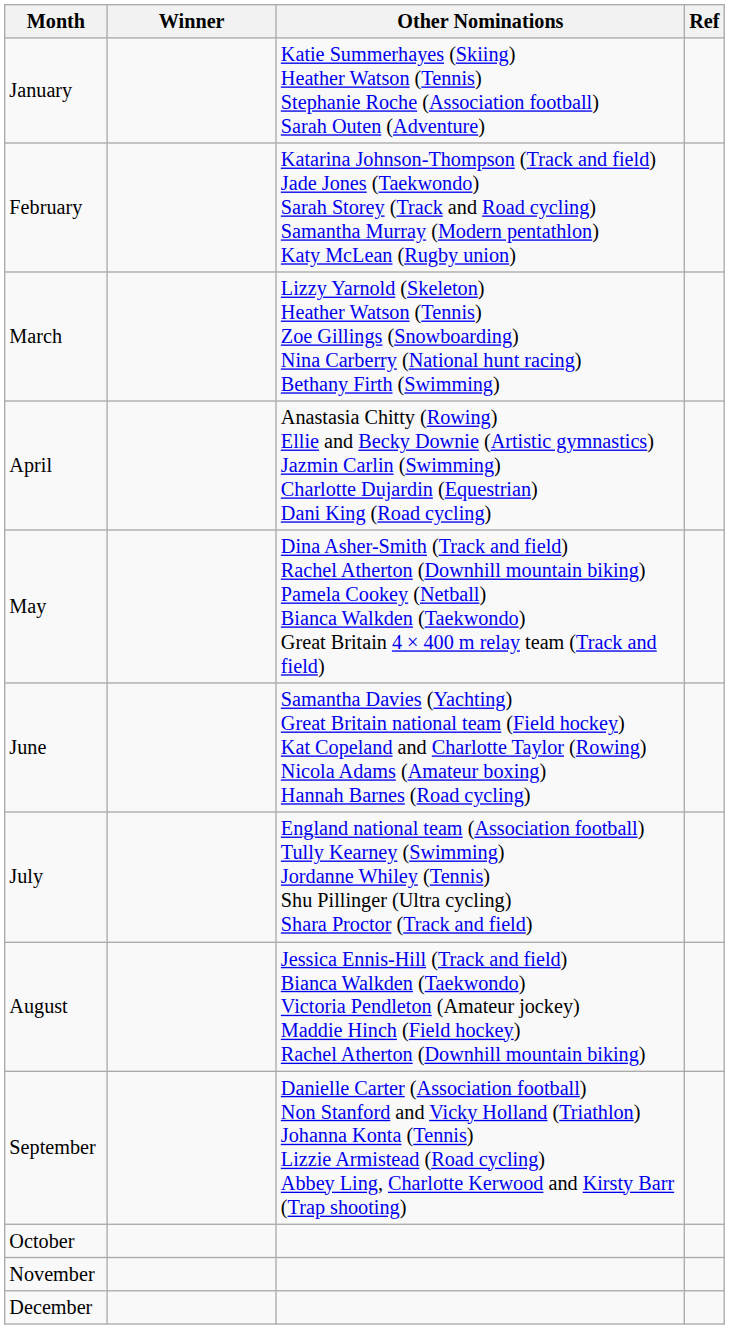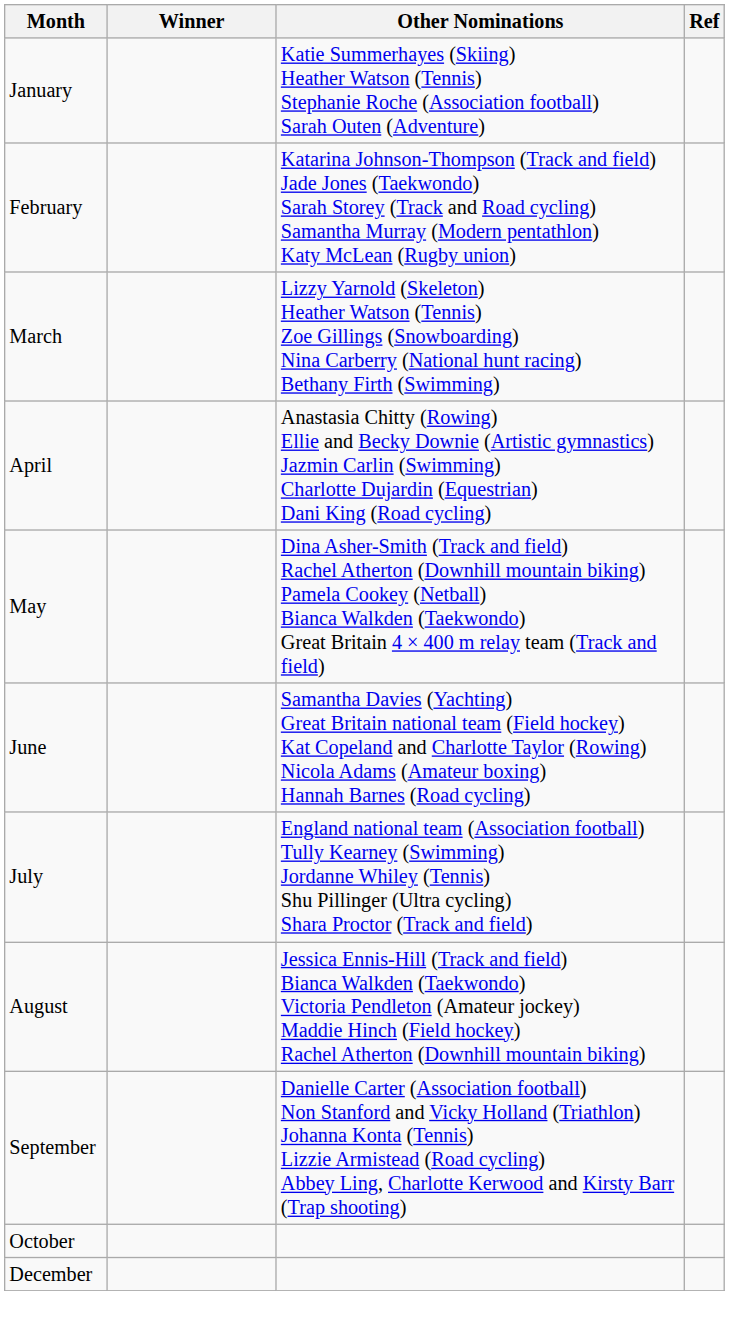- row: (52, 1273)
